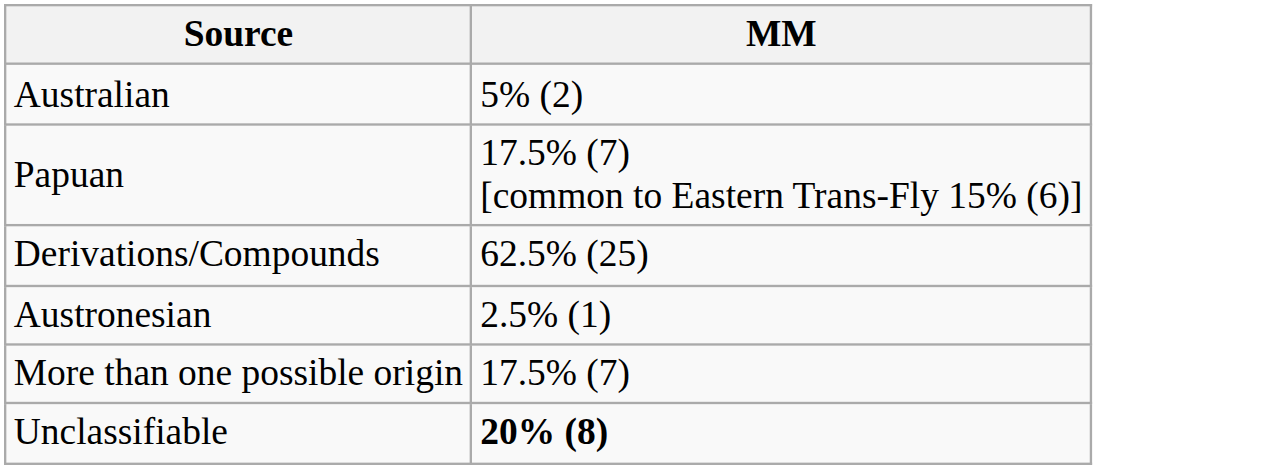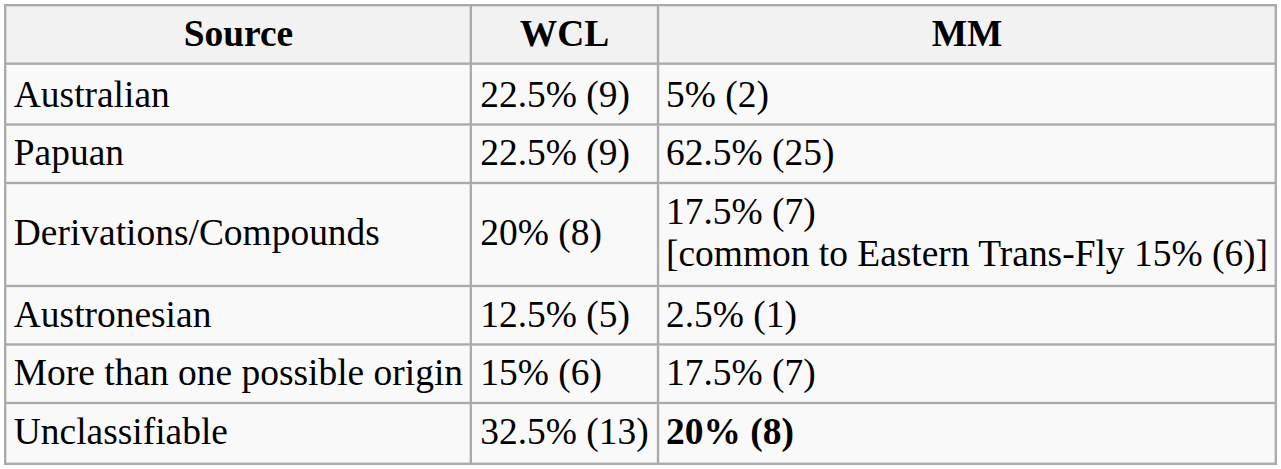+ column: (564, 34)
(781, 174) 17.5% (7) [common to Eastern Trans-Fly 15% (6)] -> (750, 152) 62.5% (25)
(564, 254) 62.5% (25) -> (967, 233) 17.5% (7) [common to Eastern Trans-Fly 15% (6)]
